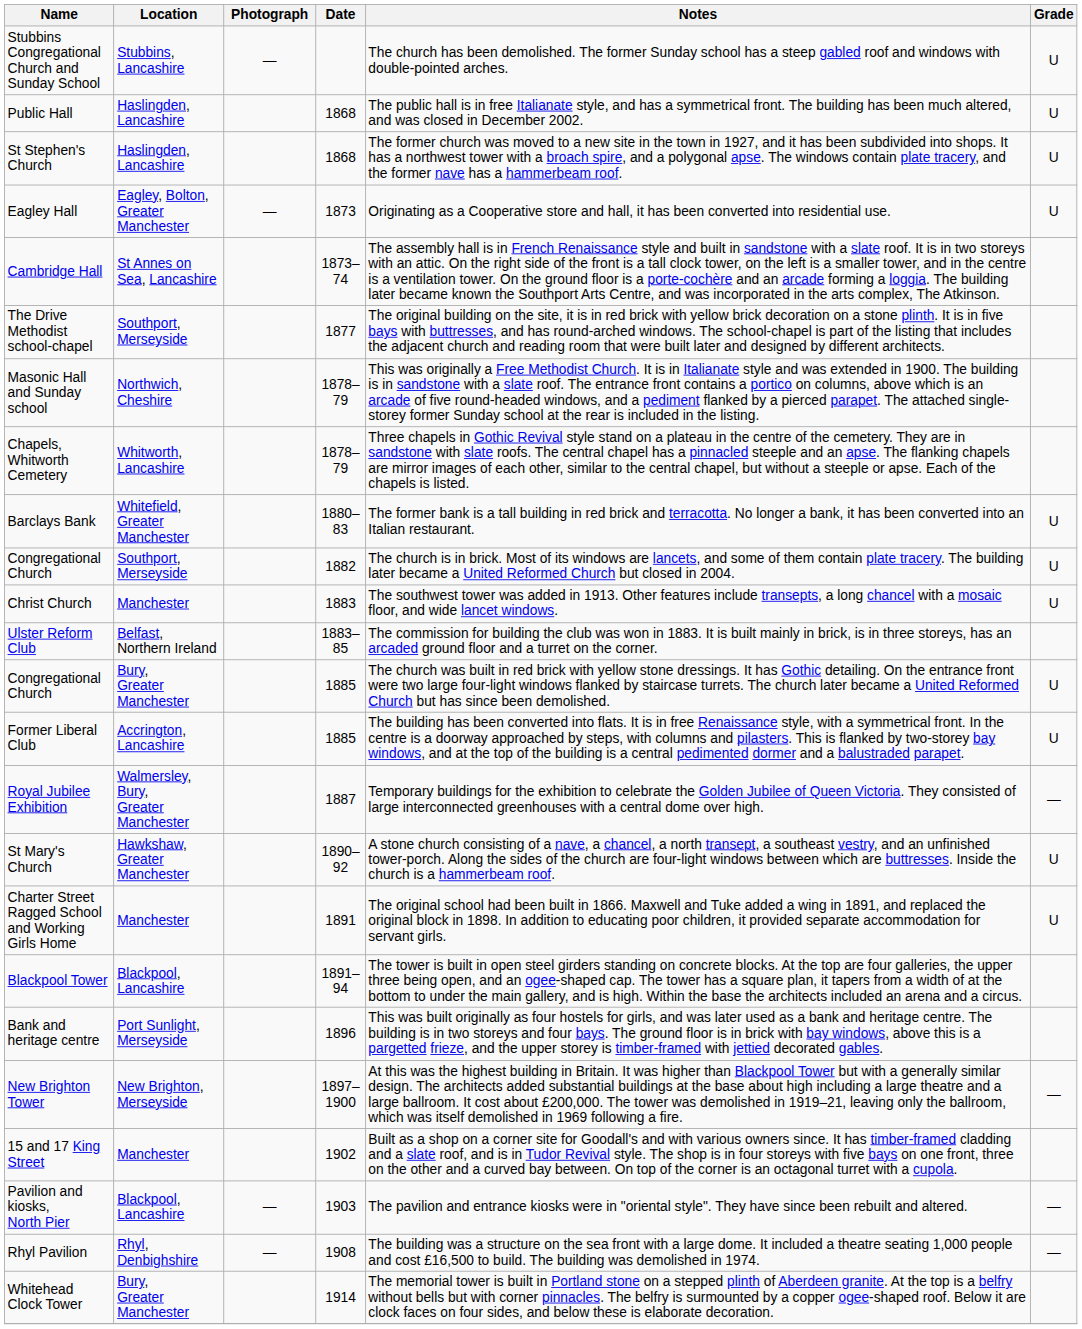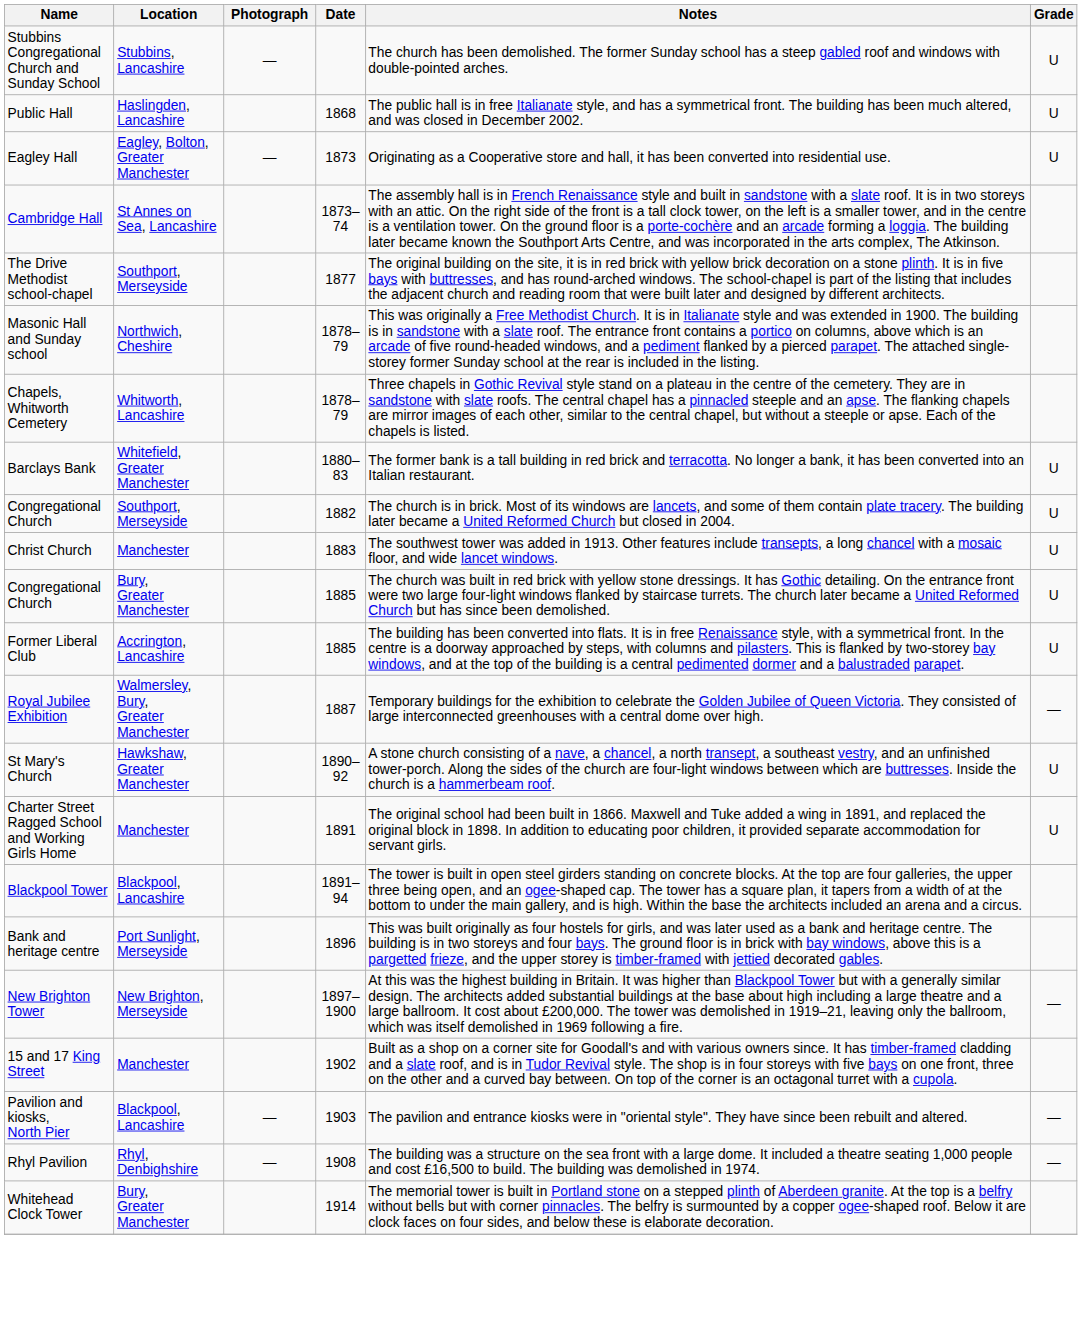- row: (46, 158)
- row: (50, 641)
